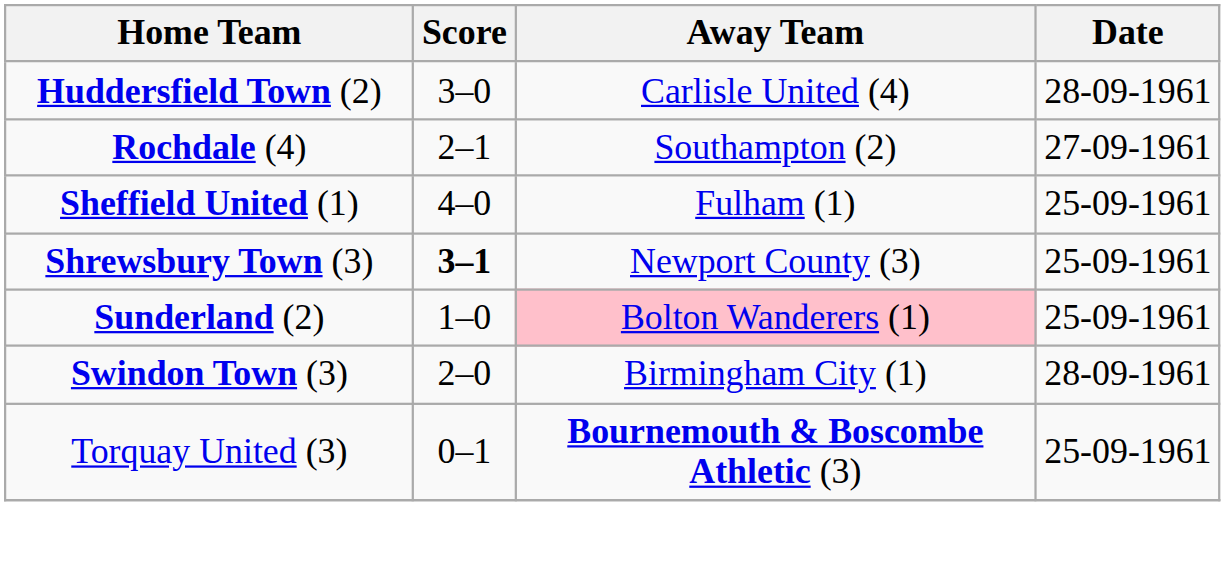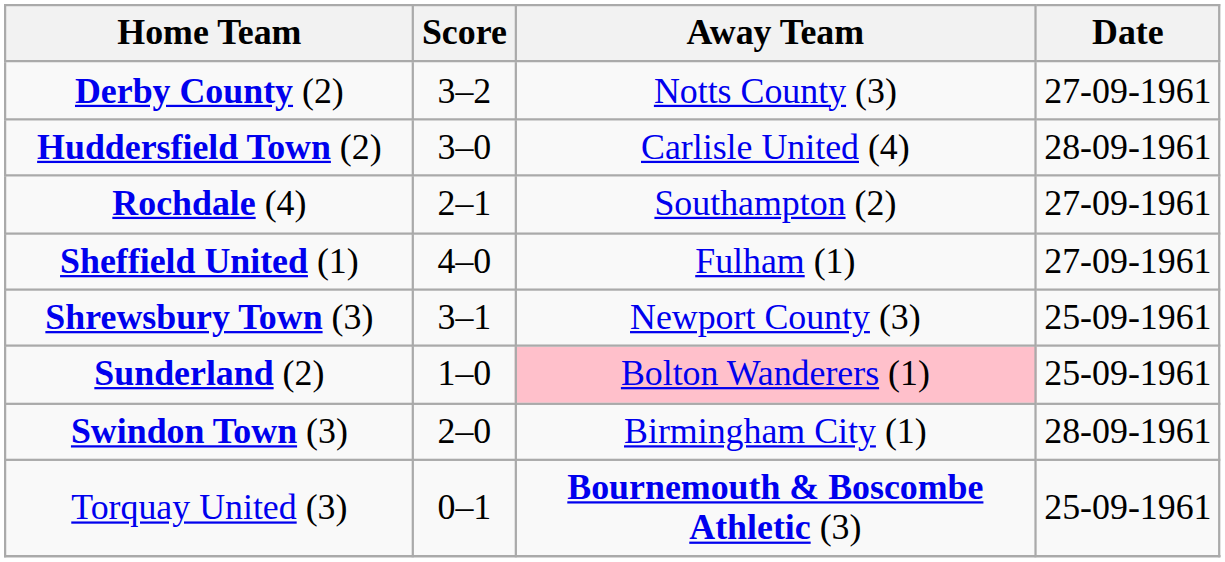+ row: (209, 89)
(1128, 203) 25-09-1961 -> (1128, 260) 27-09-1961
(464, 260) bold -> (464, 317) normal
